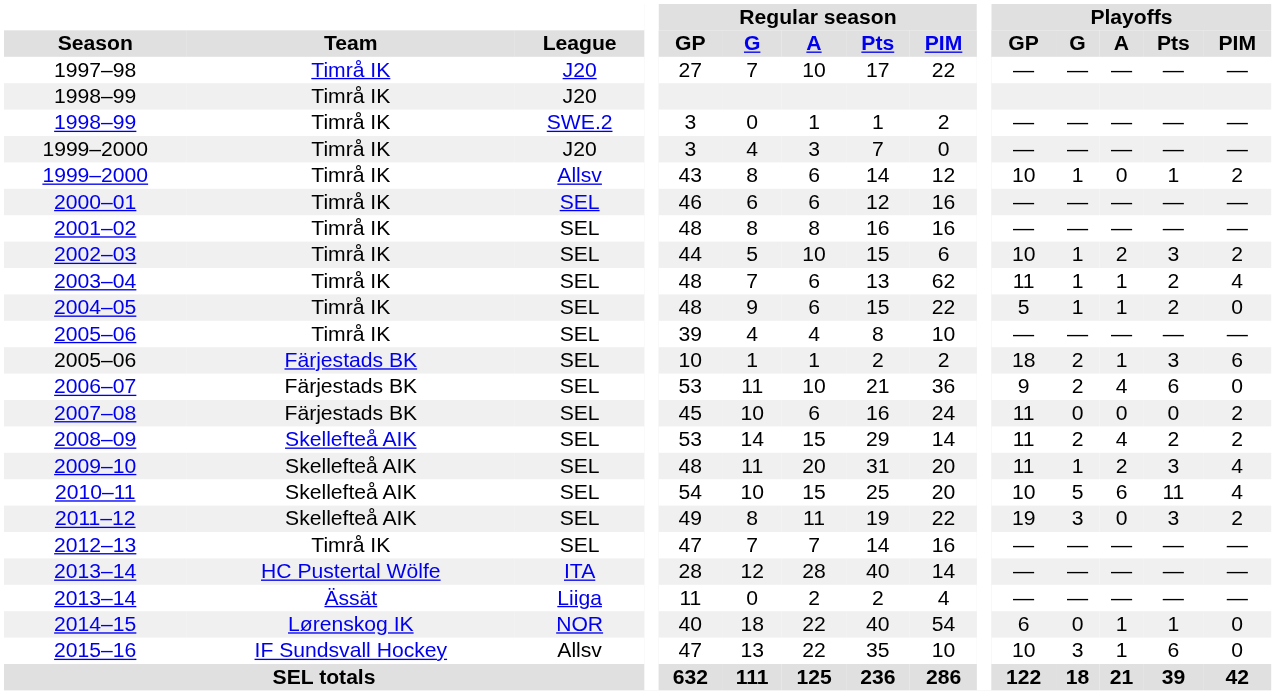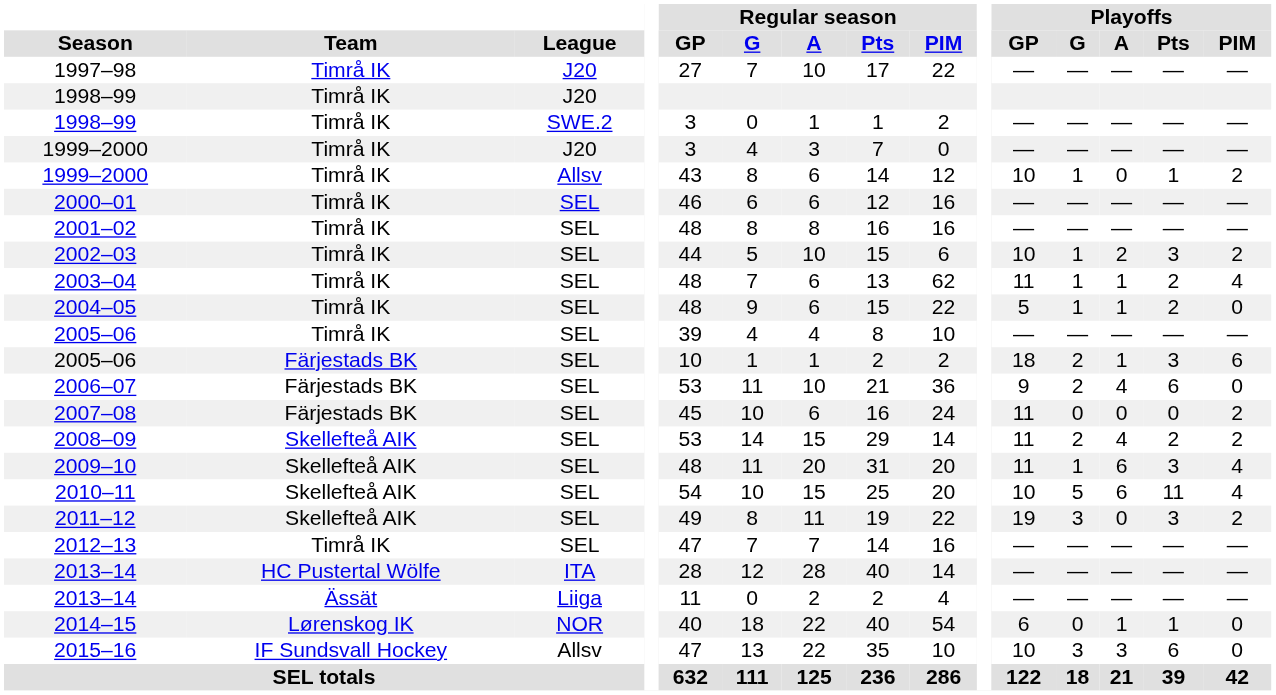(1122, 465) 2 -> (1122, 465) 6
(1122, 650) 1 -> (1122, 650) 3
